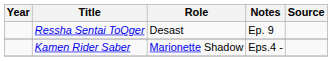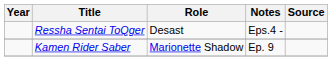(261, 30) Ep. 9 -> (266, 30) Eps.4 -
(266, 47) Eps.4 - -> (261, 47) Ep. 9
